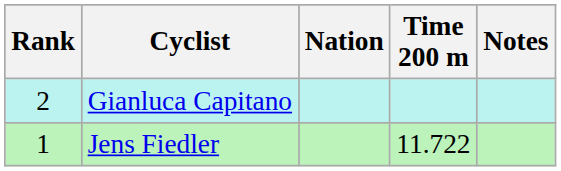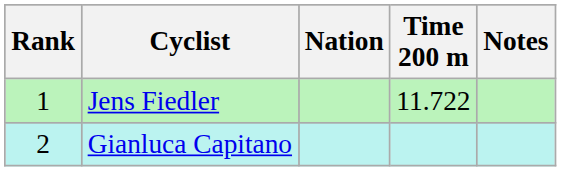rows swapped: (153, 143) <-> (190, 100)
